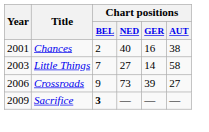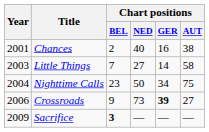+ row: (69, 83)
(150, 83) normal -> (163, 100) bold
